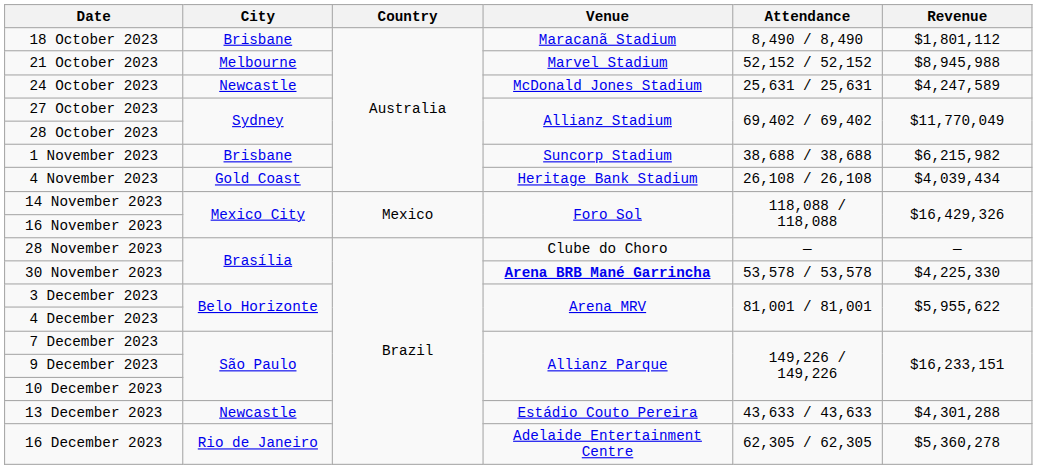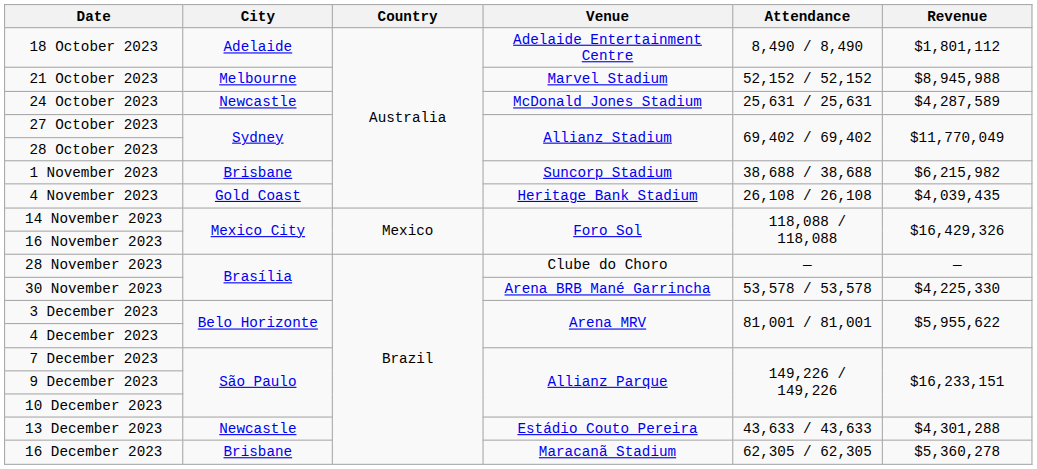(258, 40) Brisbane -> (258, 48) Adelaide
(608, 40) Maracanã Stadium -> (608, 48) Adelaide Entertainment Centre
(957, 86) $4,247,589 -> (957, 103) $4,287,589
(957, 179) $4,039,434 -> (957, 196) $4,039,435
(608, 273) bold -> (608, 289) normal
(258, 444) Rio de Janeiro -> (258, 452) Brisbane
(608, 444) Adelaide Entertainment Centre -> (608, 452) Maracanã Stadium
